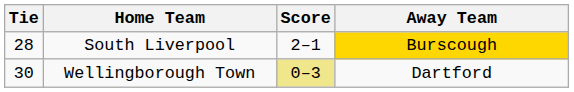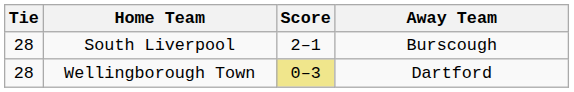(452, 46) gold background -> (452, 46) no background
(24, 73) 30 -> (24, 73) 28
